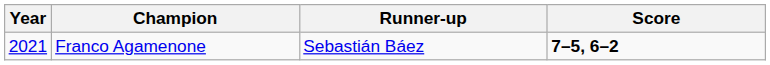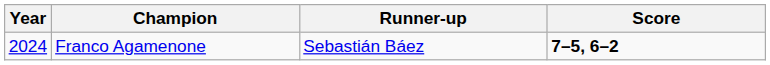(28, 46) 2021 -> (28, 46) 2024
